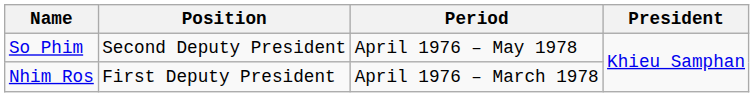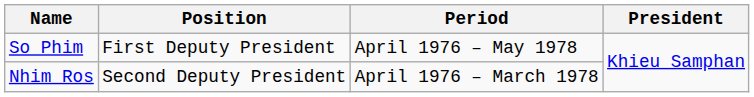(224, 48) Second Deputy President -> (219, 48) First Deputy President
(219, 77) First Deputy President -> (224, 77) Second Deputy President
